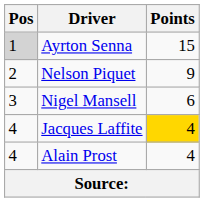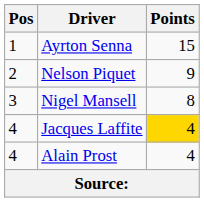(13, 46) lightgrey background -> (13, 46) no background
(191, 101) 6 -> (191, 101) 8
